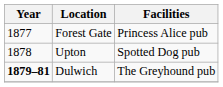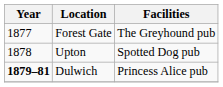(163, 33) Princess Alice pub -> (166, 33) The Greyhound pub
(166, 71) The Greyhound pub -> (163, 71) Princess Alice pub
